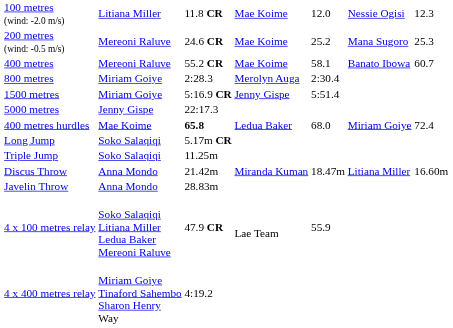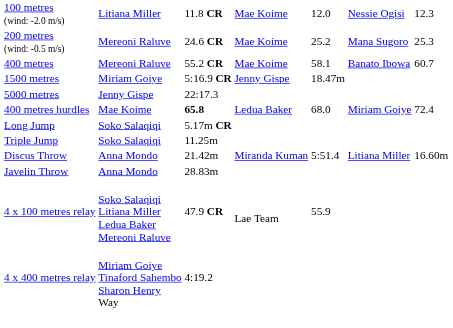- row: (29, 78)
(325, 94) 5:51.4 -> (328, 78) 18.47m
(328, 171) 18.47m -> (325, 155) 5:51.4
